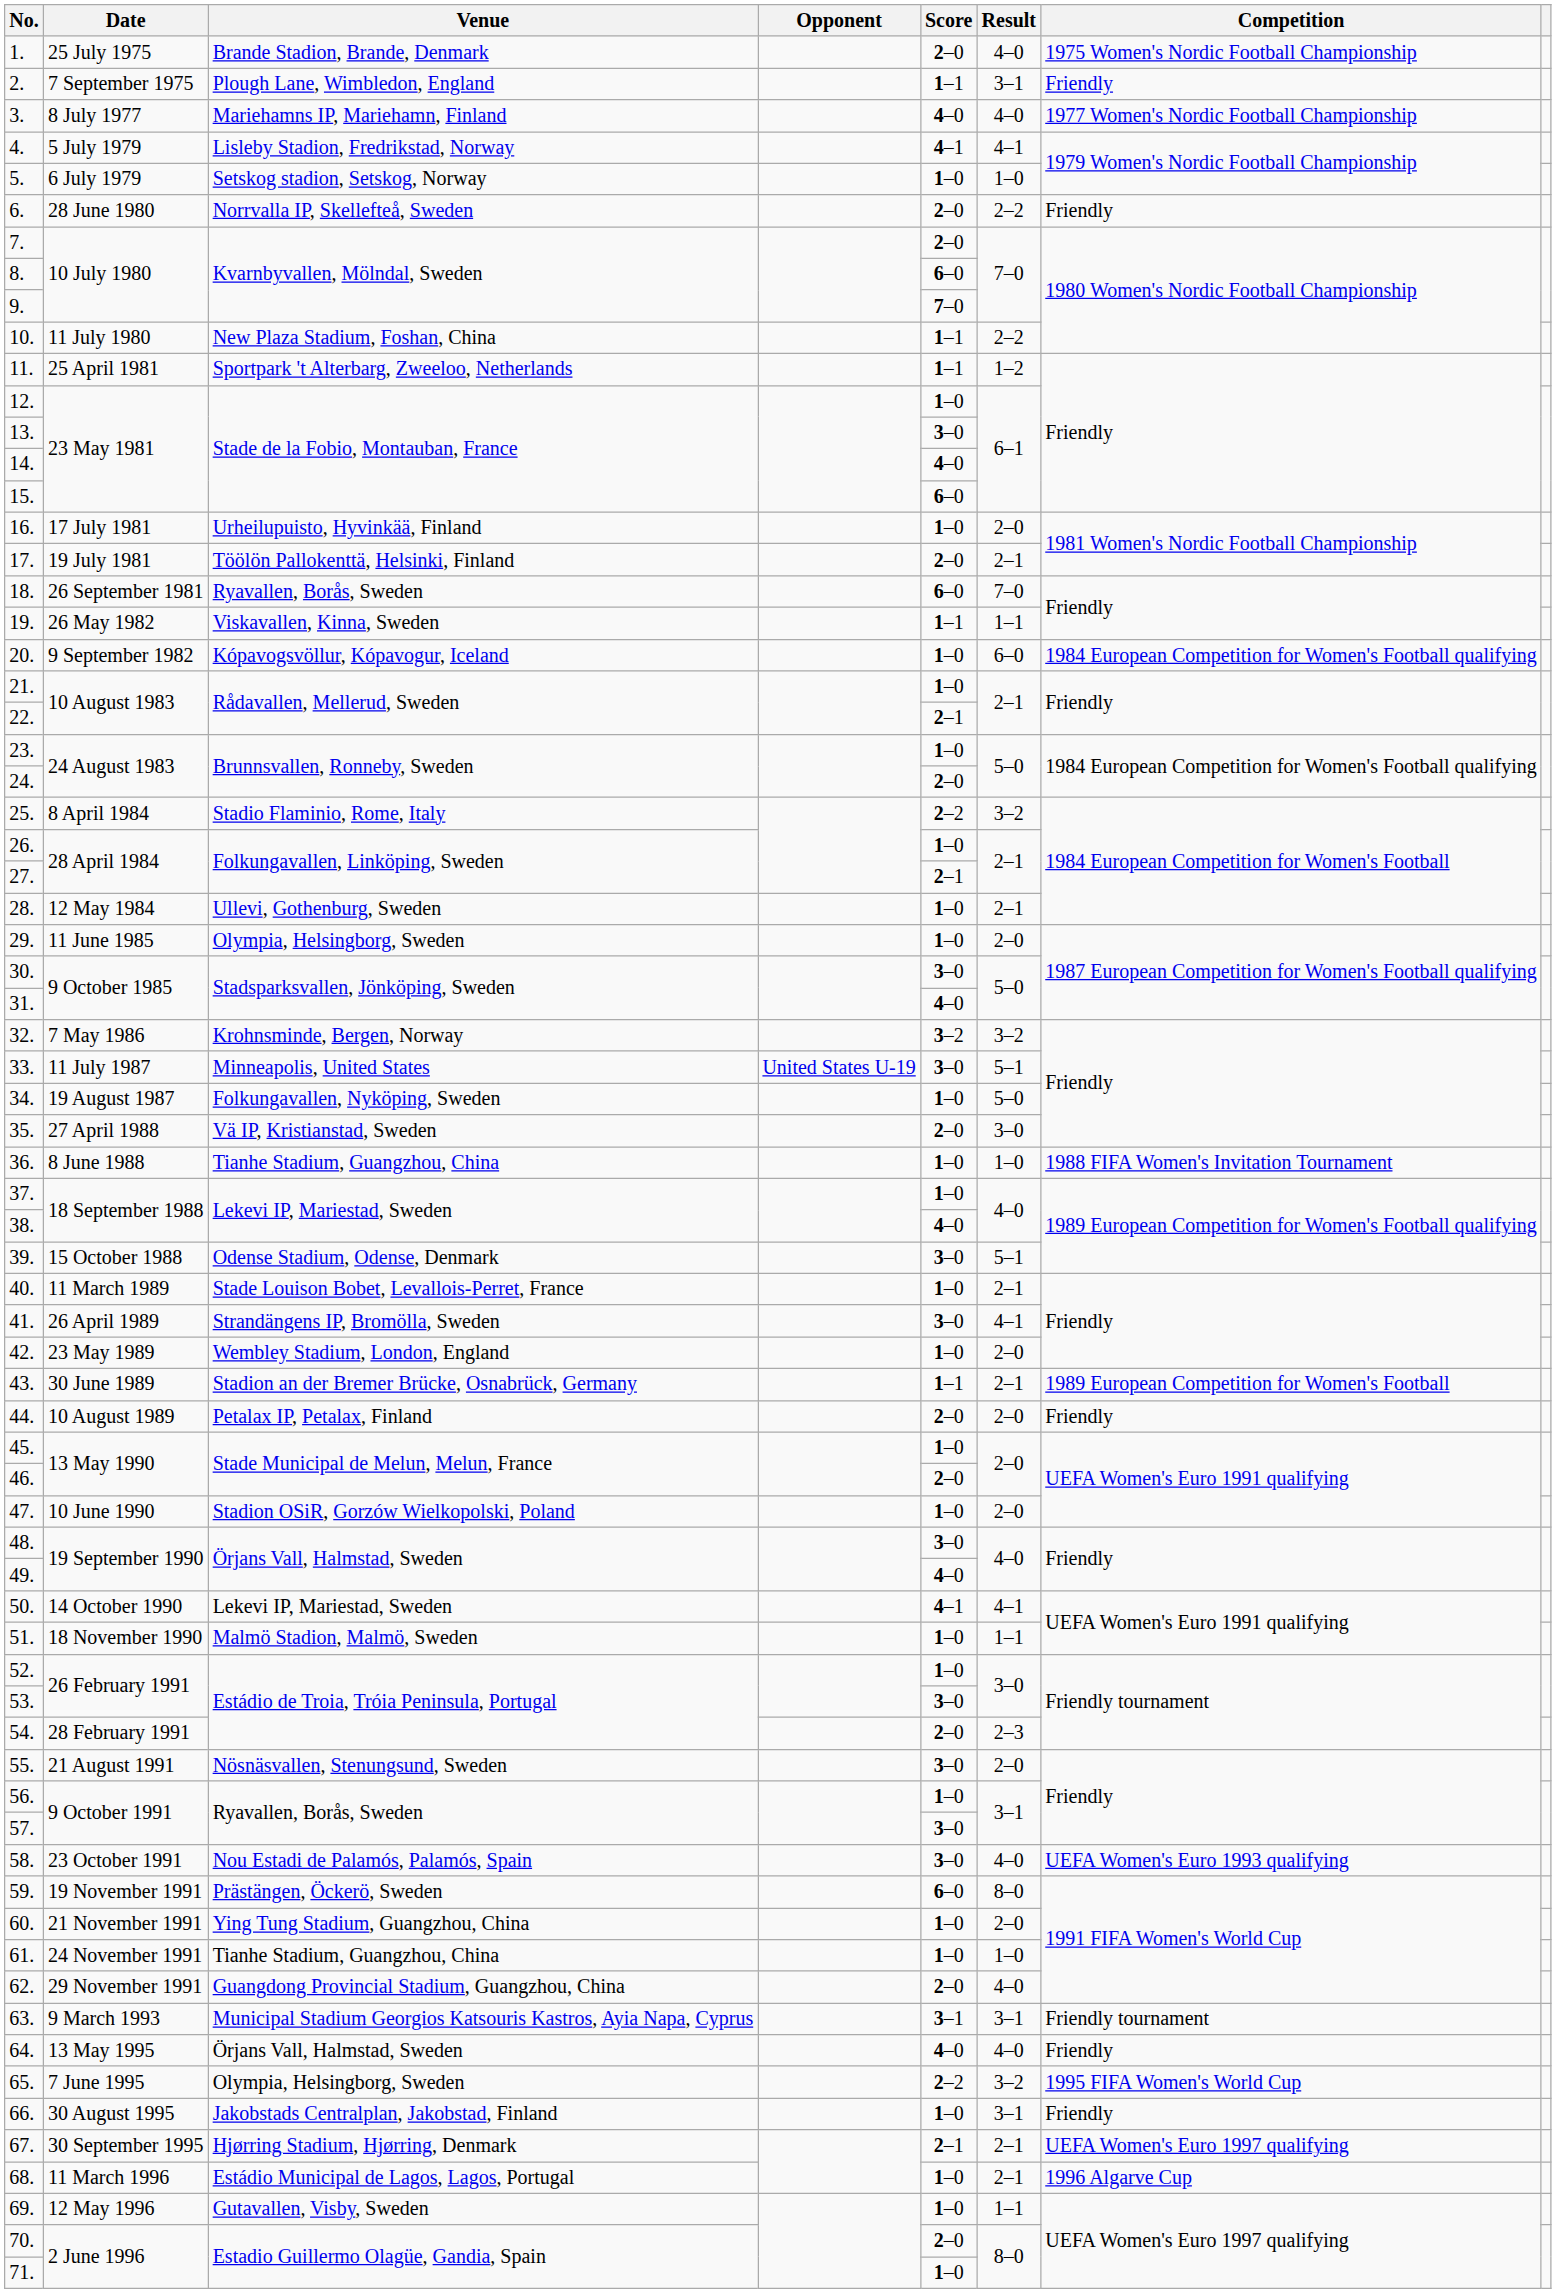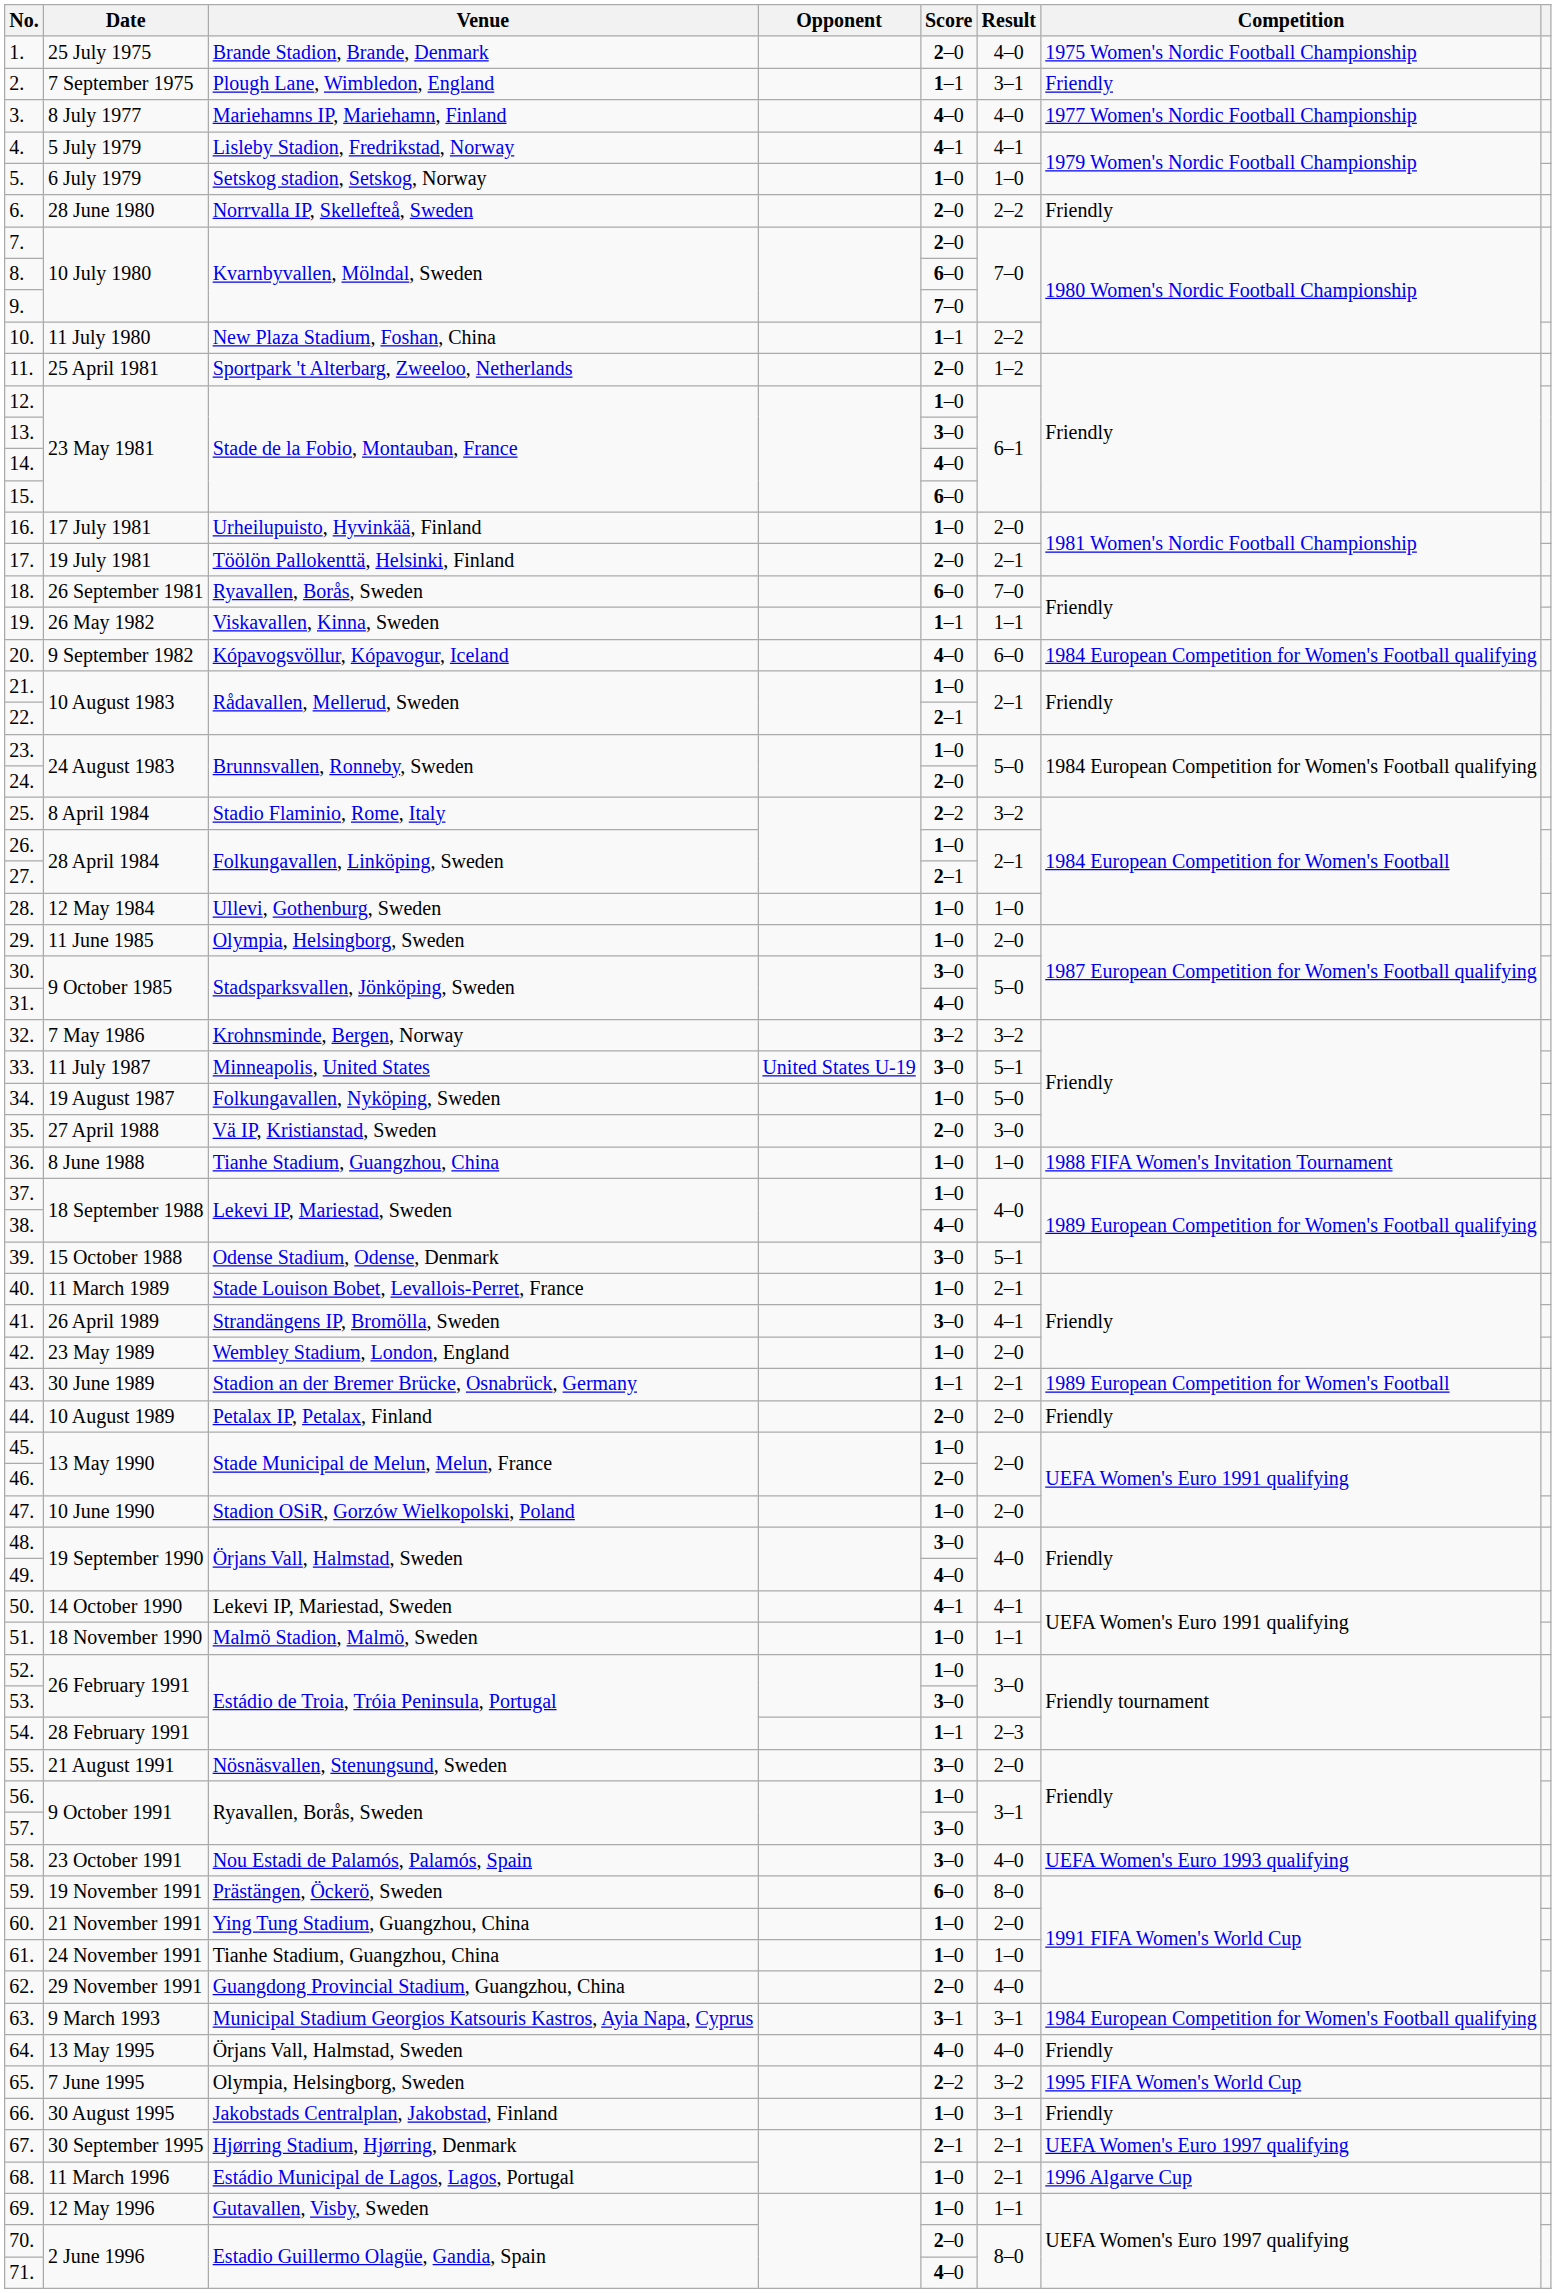(949, 369) 1–1 -> (949, 369) 2–0
(949, 654) 1–0 -> (949, 654) 4–0
(1009, 908) 2–1 -> (1009, 908) 1–0
(949, 1733) 2–0 -> (949, 1733) 1–1
(1127, 2018) Friendly tournament -> (1291, 2018) 1984 European Competition for Women's Football qualifying
(949, 2272) 1–0 -> (949, 2272) 4–0
